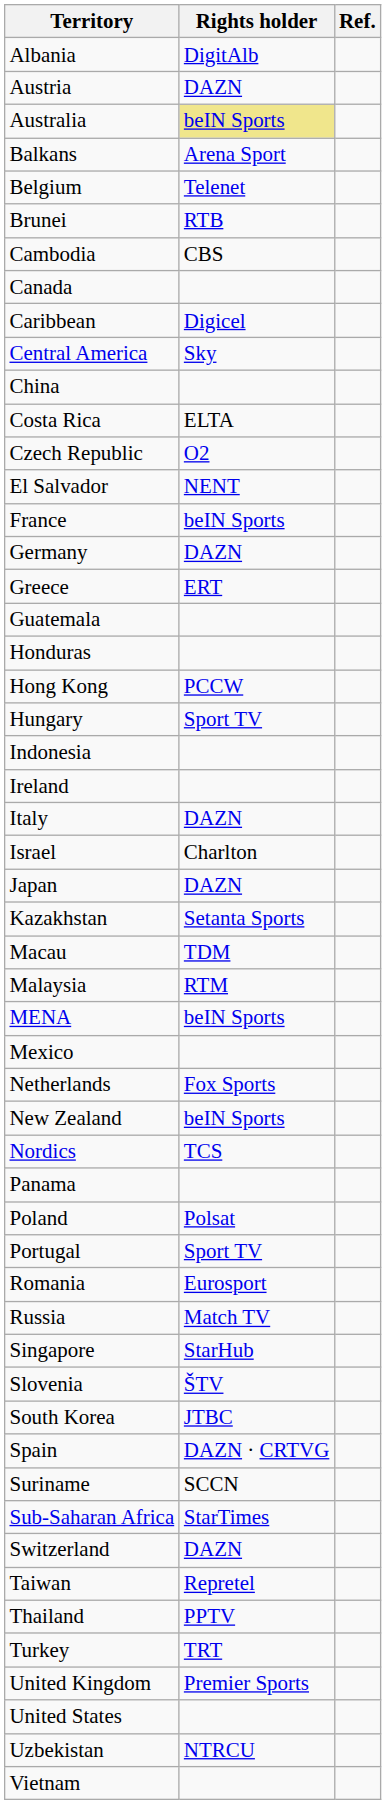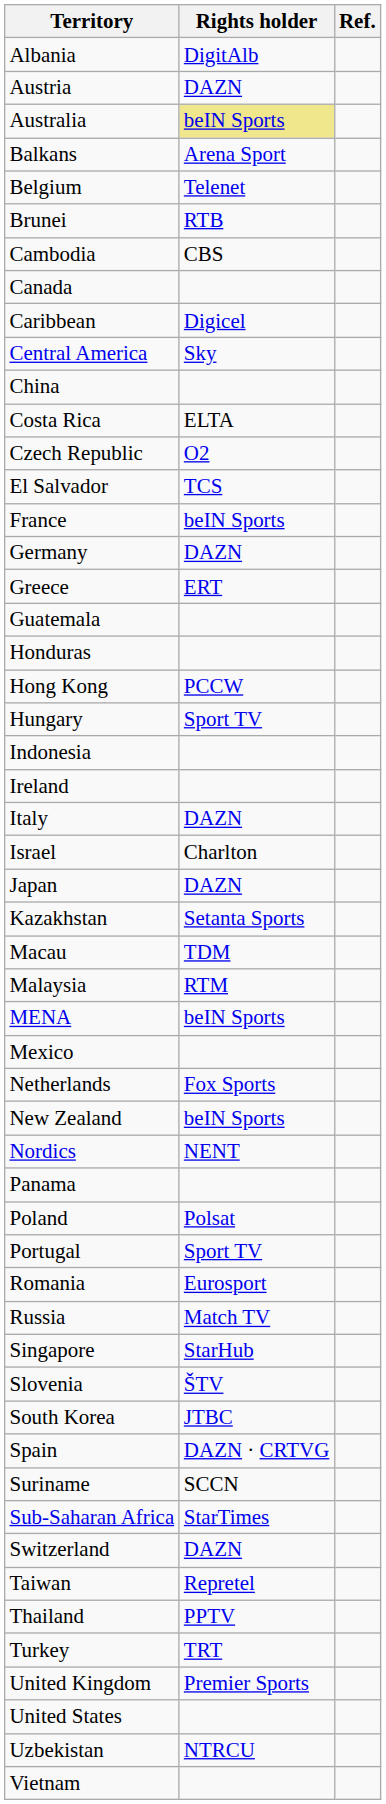(212, 486) NENT -> (203, 486) TCS
(203, 1151) TCS -> (212, 1151) NENT
